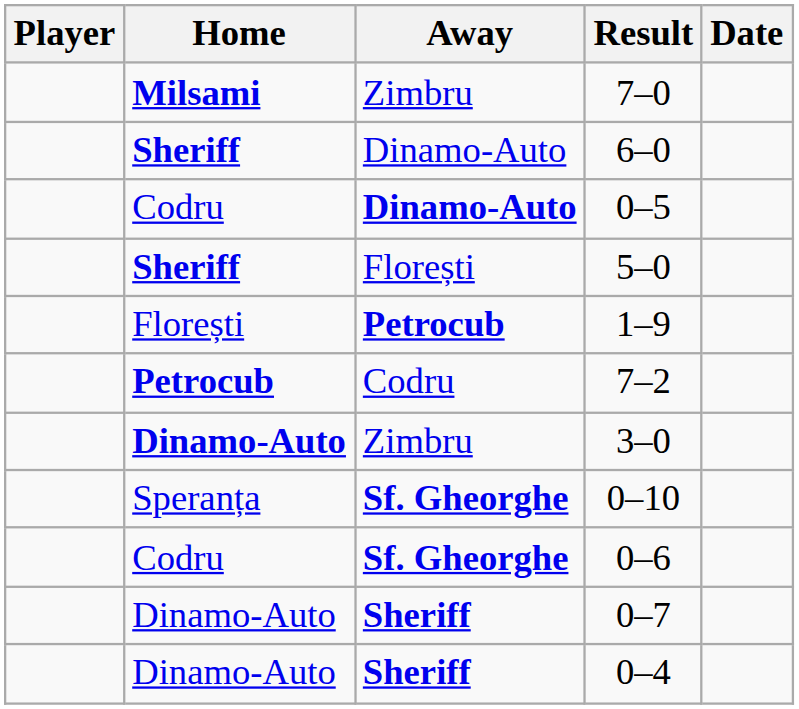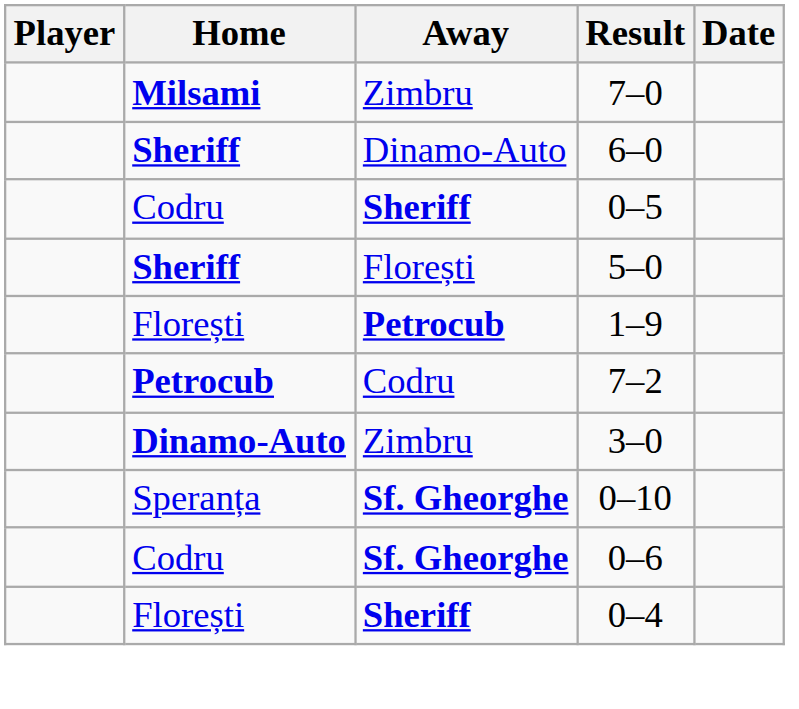(470, 207) Dinamo-Auto -> (417, 207) Sheriff
- row: (643, 614)
(234, 672) Dinamo-Auto -> (188, 614) Florești
